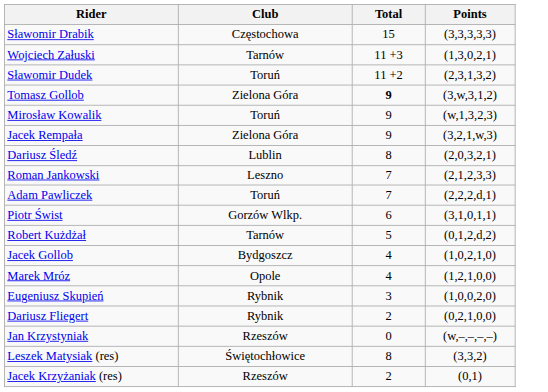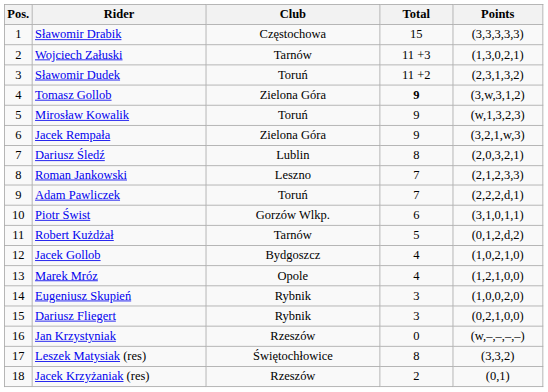+ column: (18, 14)
(389, 316) 2 -> (416, 316) 3
